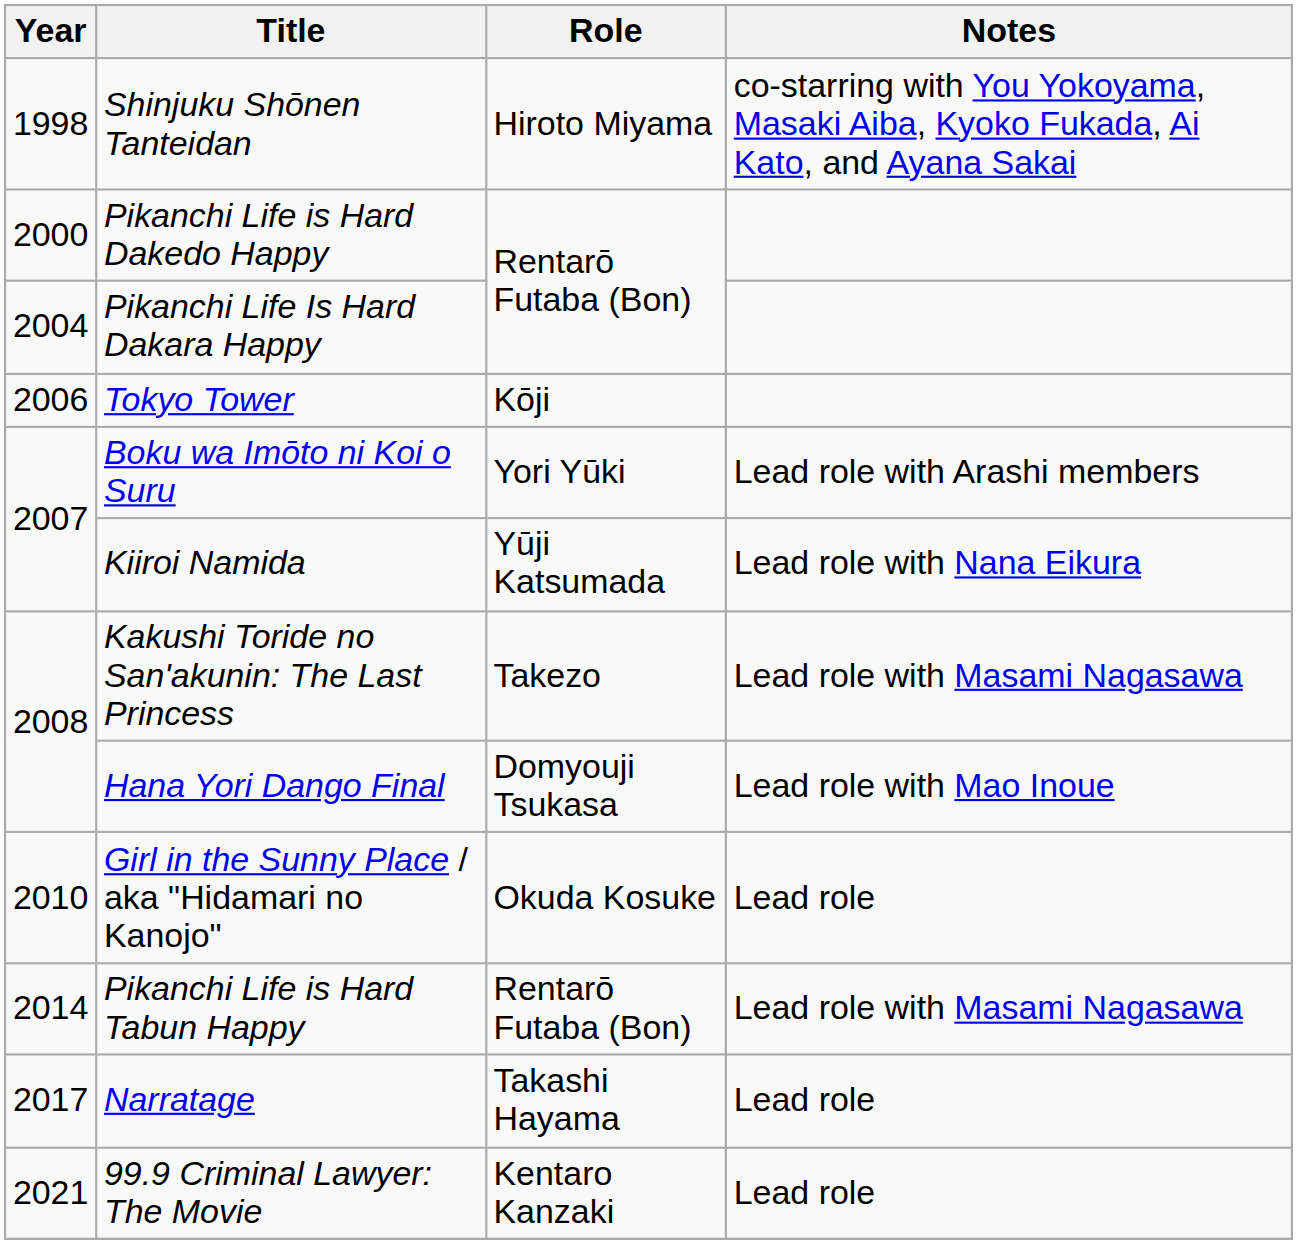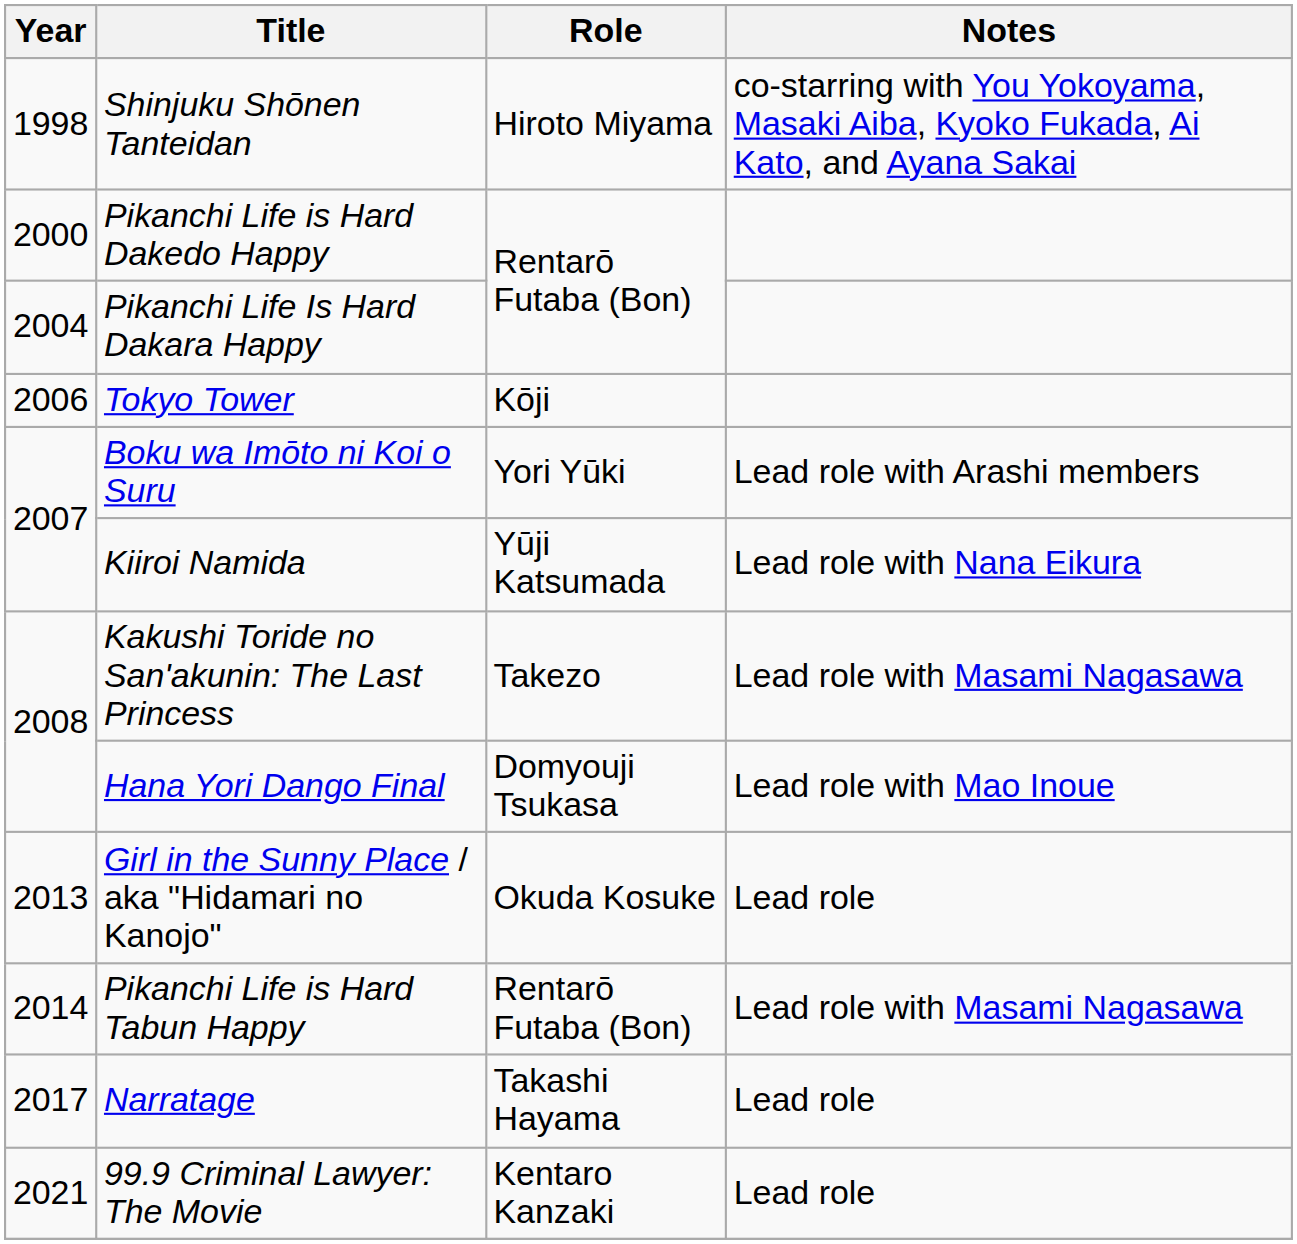(51, 897) 2010 -> (51, 897) 2013
